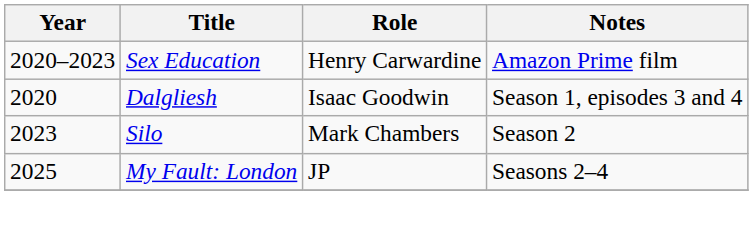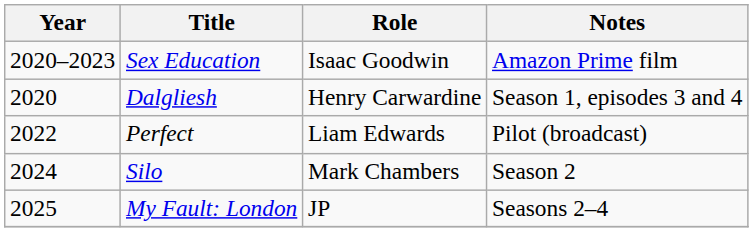(395, 60) Henry Carwardine -> (378, 60) Isaac Goodwin
(378, 97) Isaac Goodwin -> (395, 97) Henry Carwardine
+ row: (160, 134)
(33, 134) 2023 -> (33, 171) 2024
